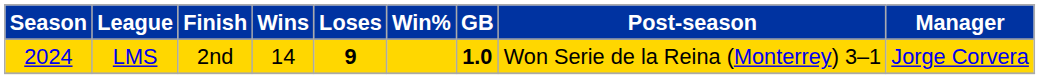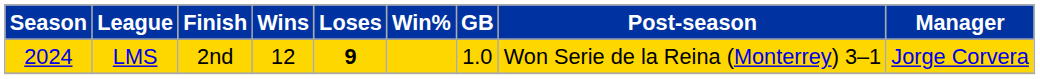(283, 57) 14 -> (283, 57) 12
(477, 57) bold -> (477, 57) normal
